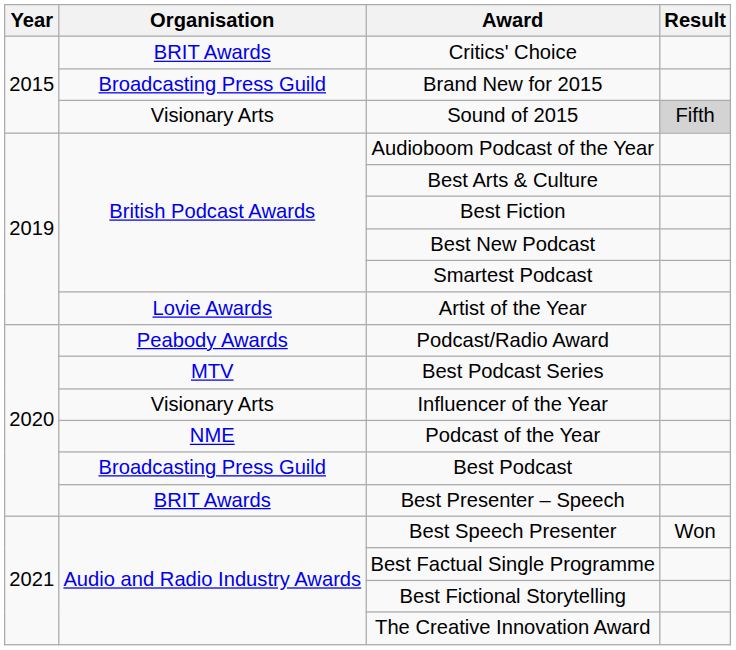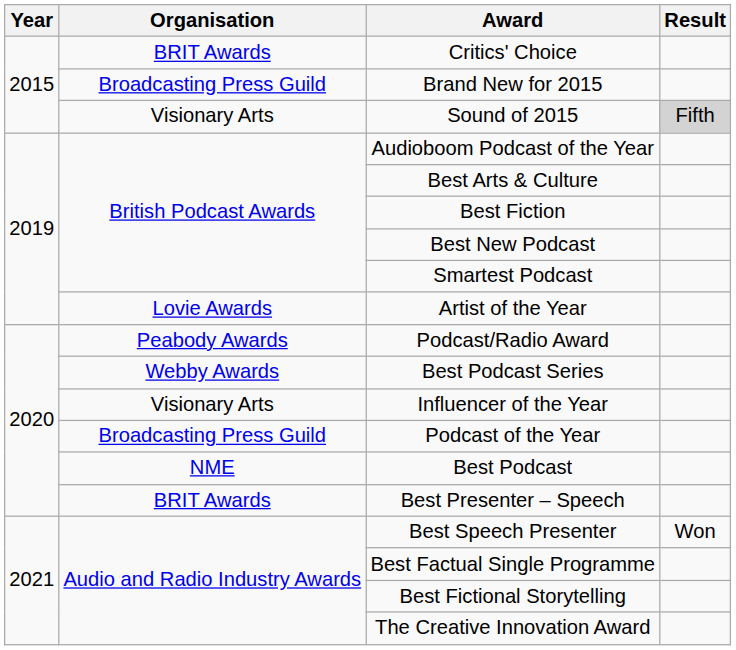(212, 372) MTV -> (212, 372) Webby Awards
(212, 436) NME -> (212, 436) Broadcasting Press Guild
(212, 468) Broadcasting Press Guild -> (212, 468) NME
